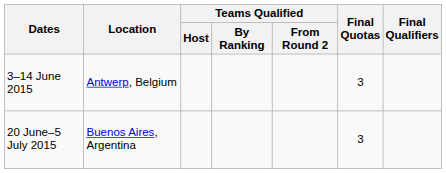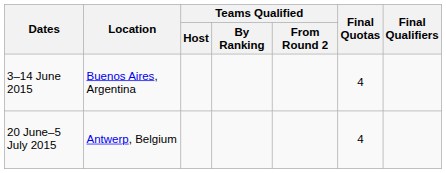(132, 82) Antwerp, Belgium -> (122, 82) Buenos Aires, Argentina
(360, 82) 3 -> (360, 82) 4
(122, 139) Buenos Aires, Argentina -> (132, 139) Antwerp, Belgium
(360, 139) 3 -> (360, 139) 4
